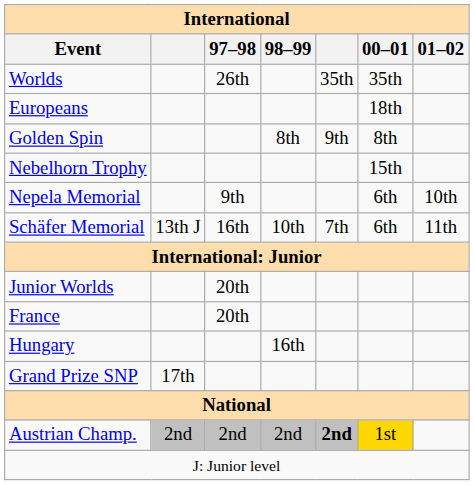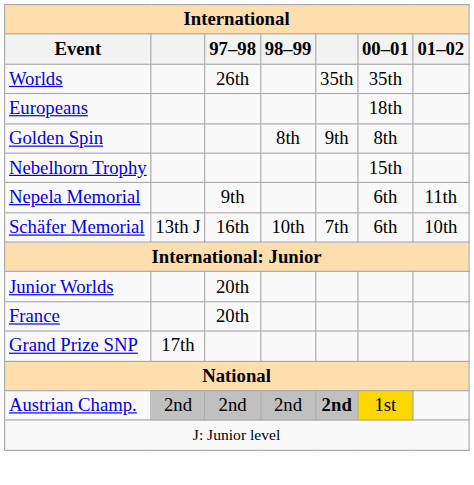(441, 197) 10th -> (441, 197) 11th
(441, 227) 11th -> (441, 227) 10th
- row: (42, 345)
